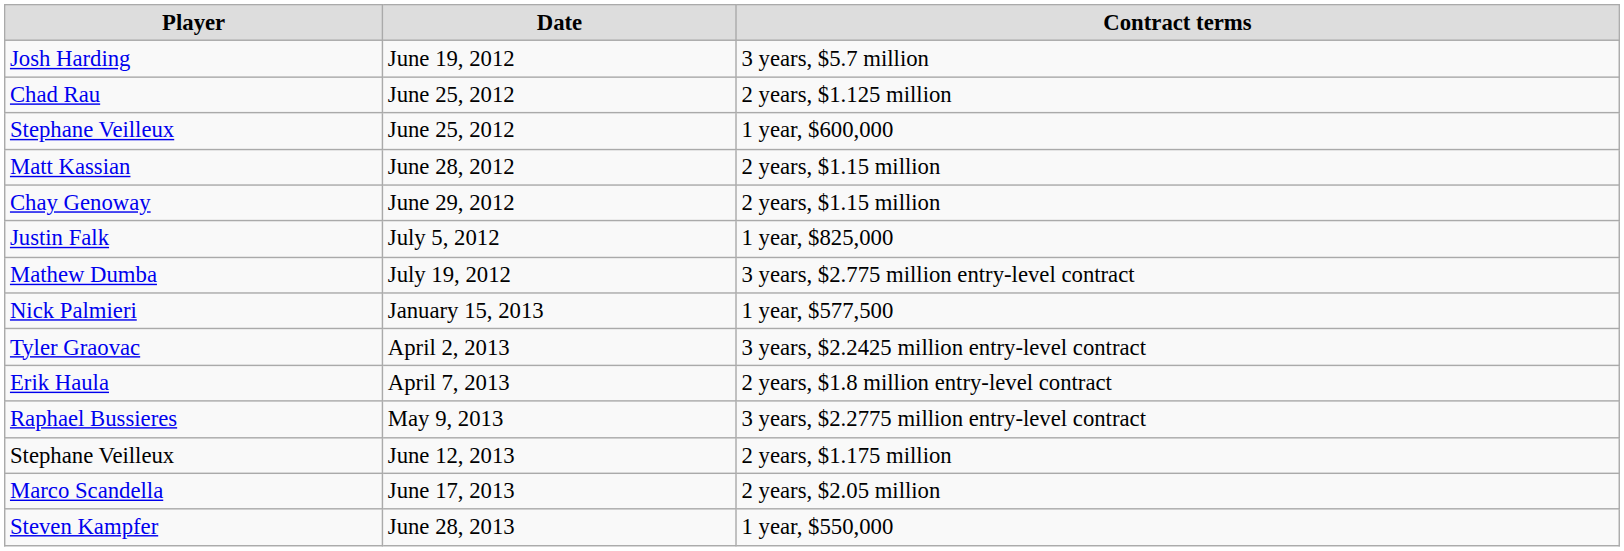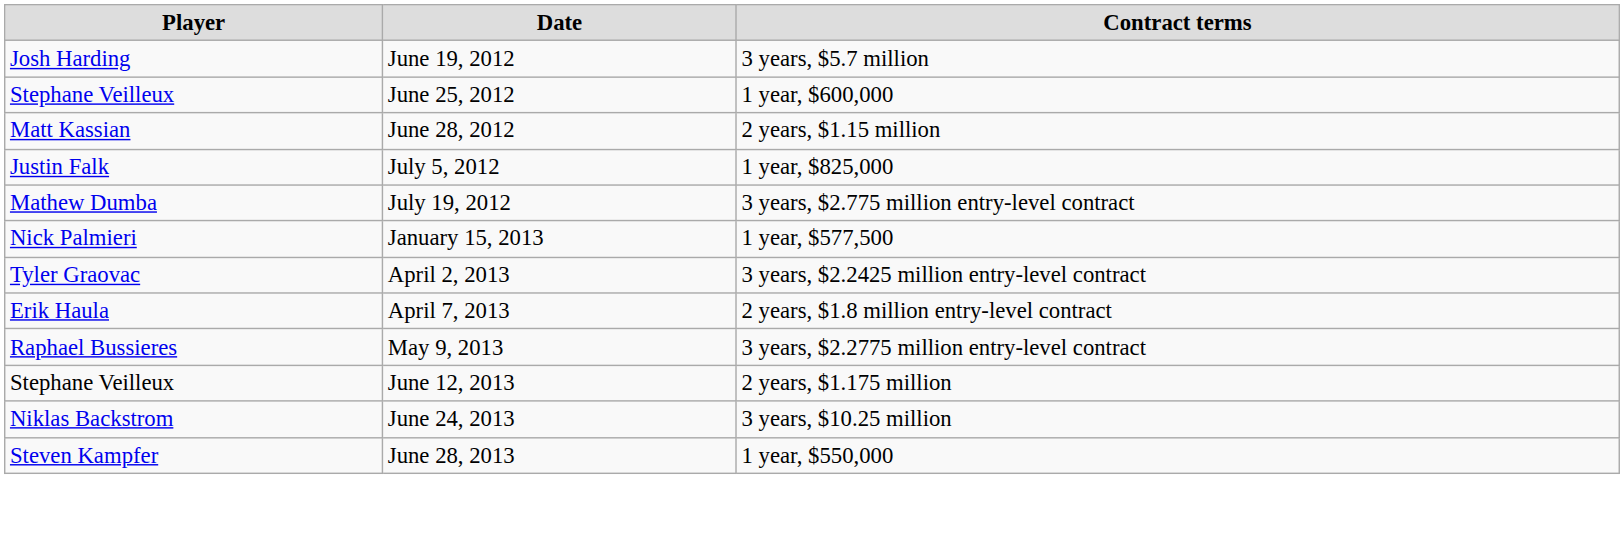- row: (55, 94)
- row: (80, 202)
- row: (87, 490)
+ row: (92, 418)
